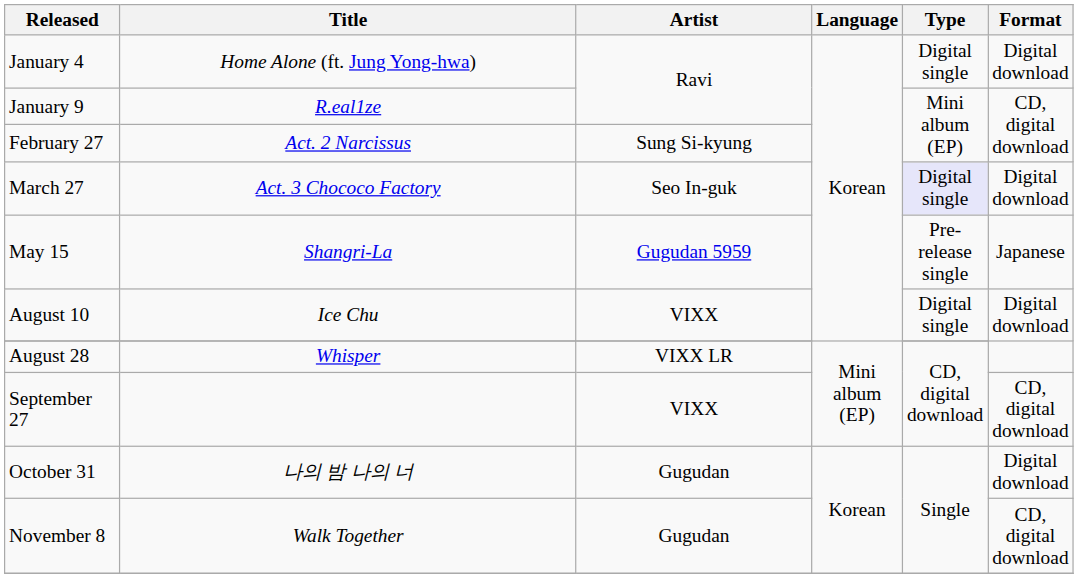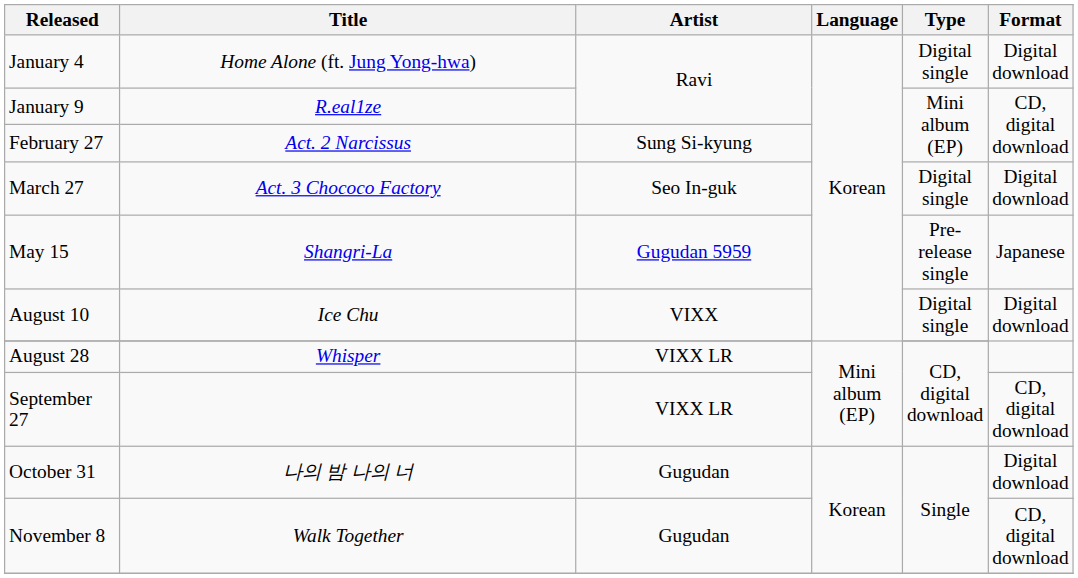(945, 188) lavender background -> (945, 188) no background
(694, 409) VIXX -> (694, 409) VIXX LR
